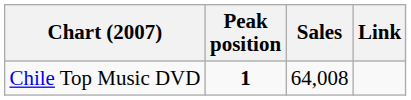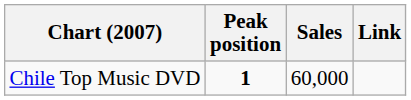(320, 77) 64,008 -> (320, 77) 60,000
